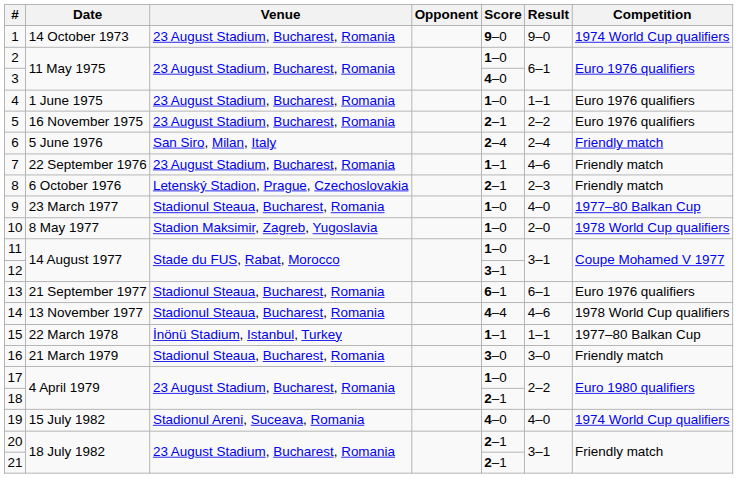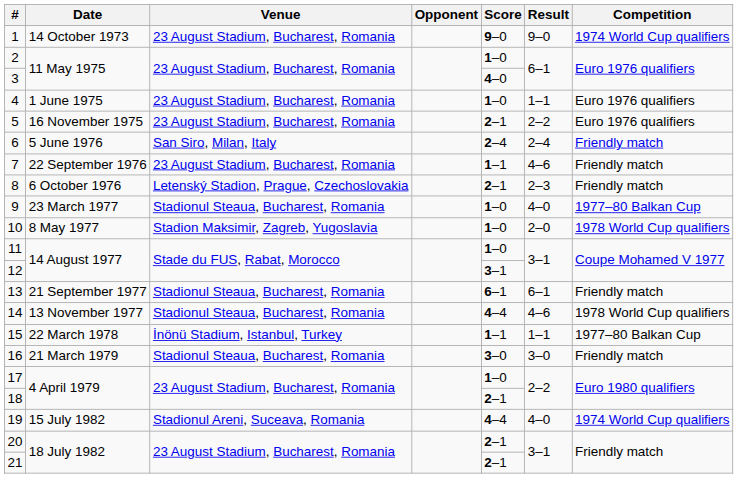(635, 292) Euro 1976 qualifiers -> (619, 292) Friendly match
(495, 420) 4–0 -> (495, 420) 4–4
